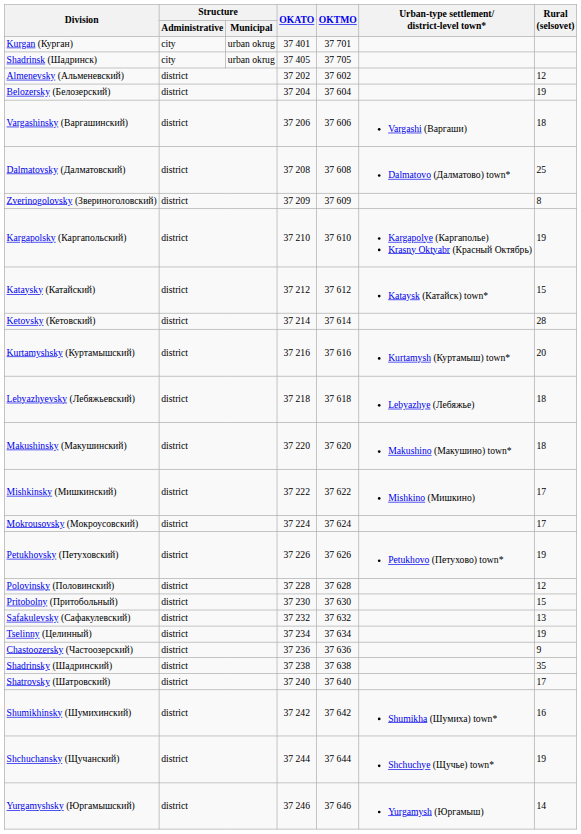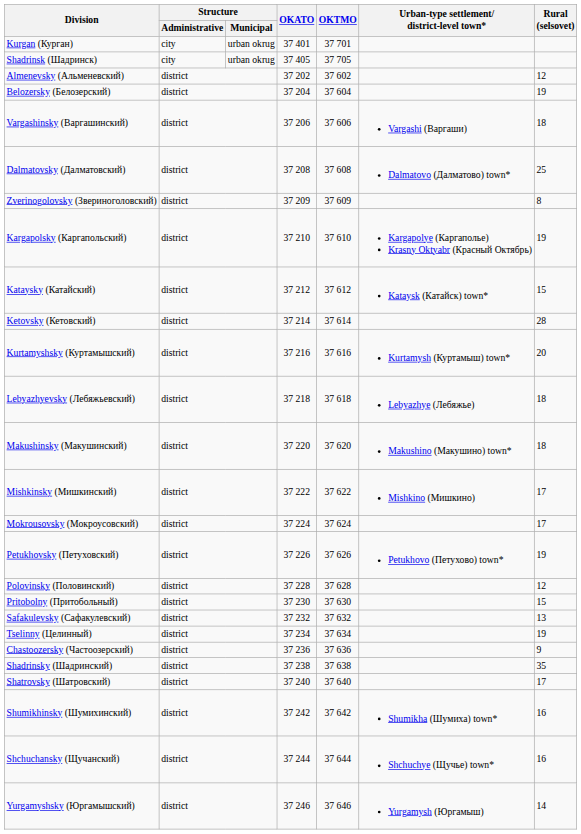(541, 760) 19 -> (541, 760) 16
